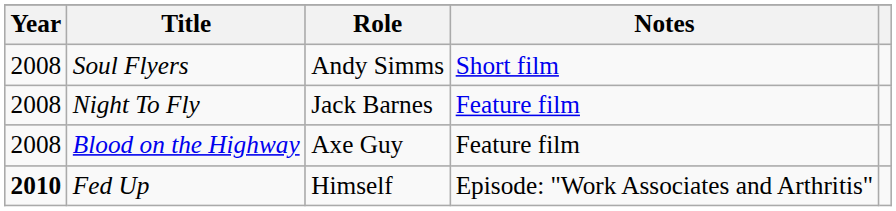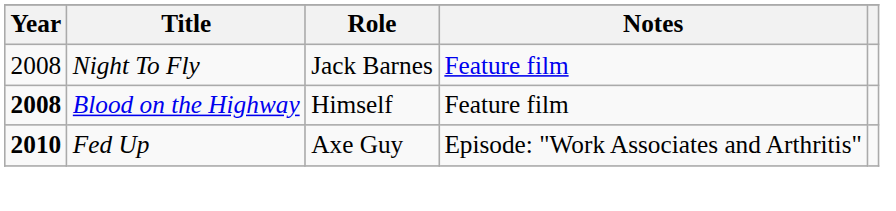- row: (131, 64)
(36, 144) normal -> (36, 104) bold
(357, 144) Axe Guy -> (352, 104) Himself
(352, 184) Himself -> (357, 144) Axe Guy
